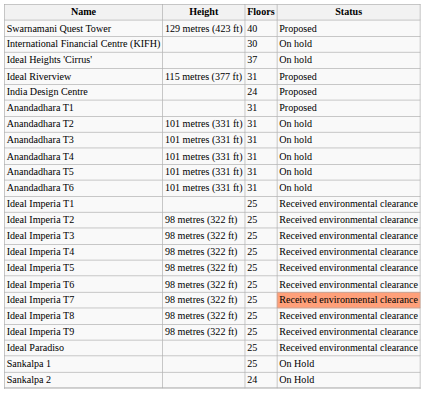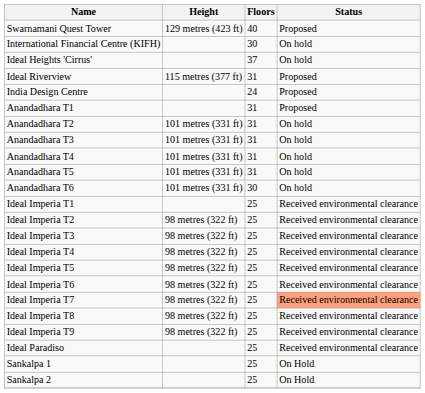(252, 188) 31 -> (252, 188) 30
(252, 380) 24 -> (252, 380) 25
